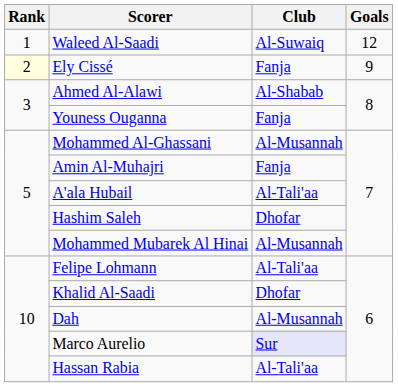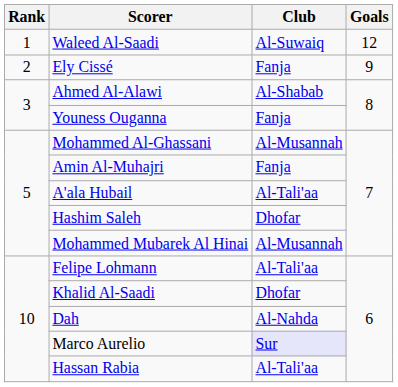(27, 67) lightyellow background -> (27, 67) no background
(299, 318) Al-Musannah -> (287, 318) Al-Nahda
